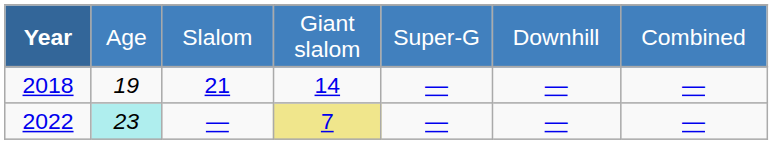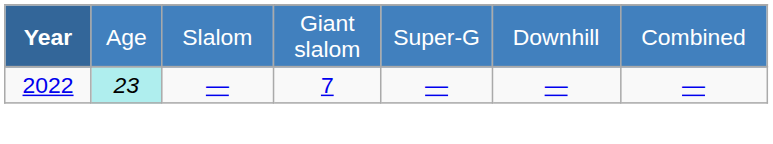- row: (48, 85)
(327, 121) khaki background -> (327, 85) no background
